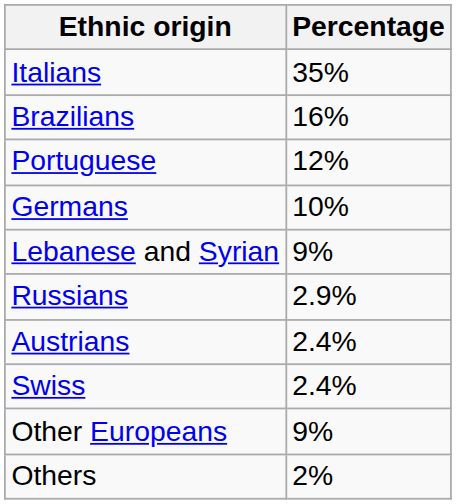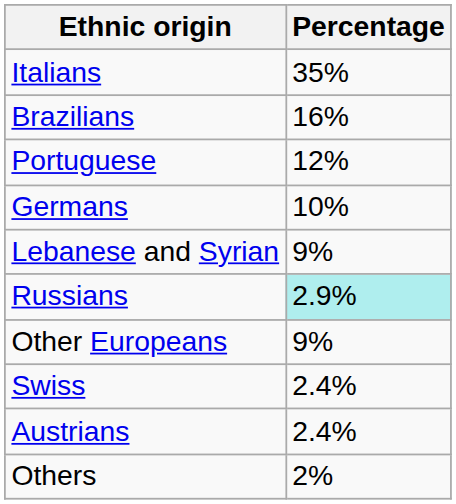(324, 296) no background -> (324, 296) paleturquoise background
rows swapped: (70, 341) <-> (119, 431)
